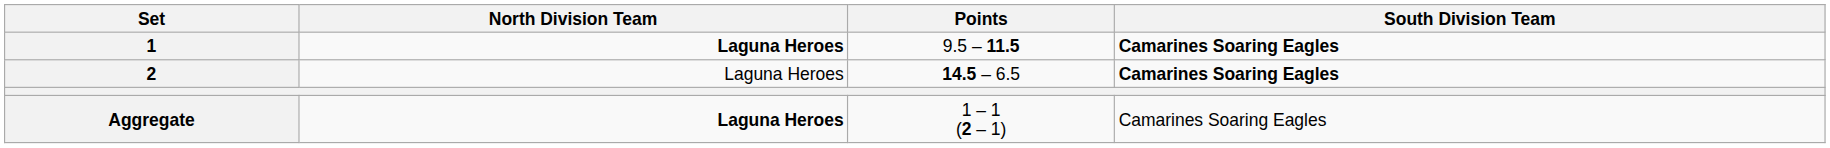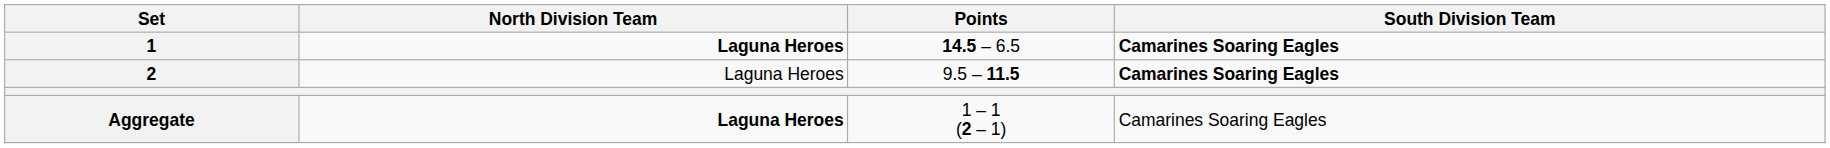(981, 46) 9.5 – 11.5 -> (981, 46) 14.5 – 6.5
(981, 74) 14.5 – 6.5 -> (981, 74) 9.5 – 11.5
